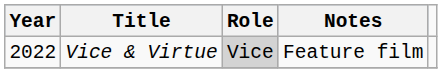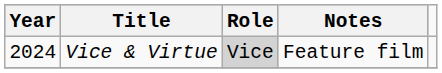(33, 52) 2022 -> (33, 52) 2024
